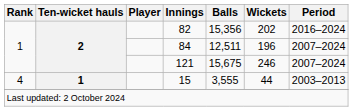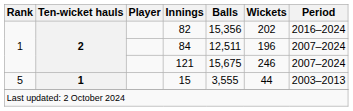(20, 81) 4 -> (20, 81) 5
